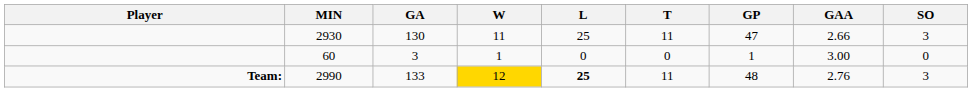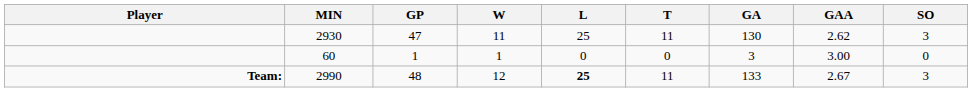columns swapped: (751, 14) <-> (415, 14)
(839, 35) 2.66 -> (839, 35) 2.62
(499, 76) gold background -> (499, 76) no background
(839, 76) 2.76 -> (839, 76) 2.67
